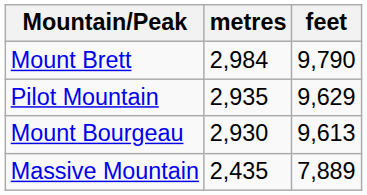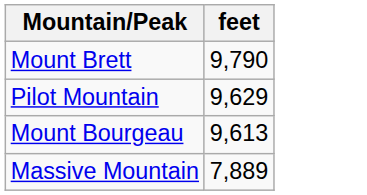- column: (248, 23)
